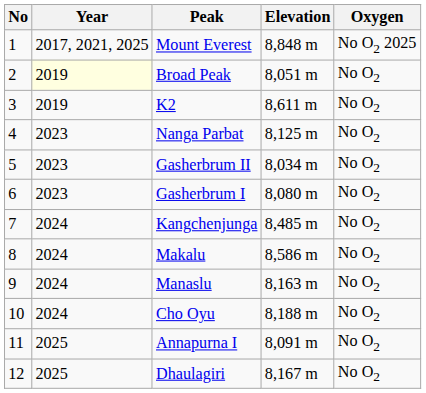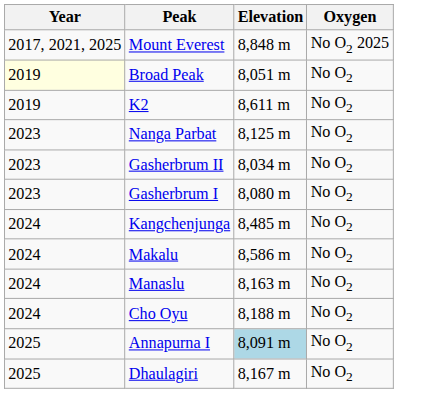- column: (18, 17)
(291, 343) no background -> (264, 343) lightblue background
